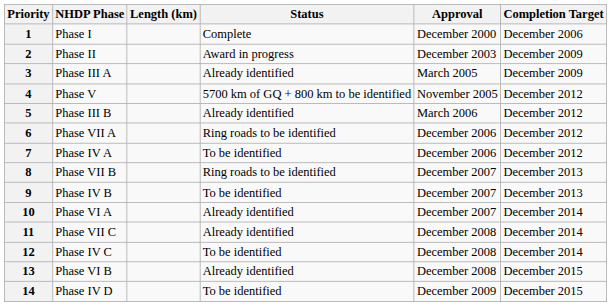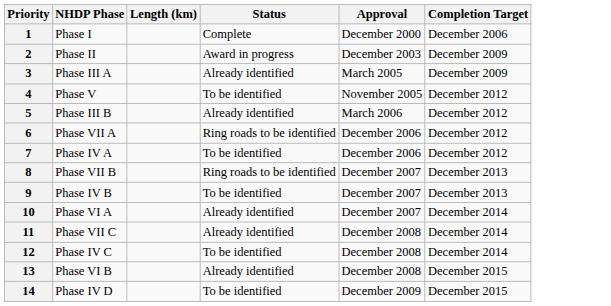(307, 93) 5700 km of GQ + 800 km to be identified -> (242, 93) To be identified
